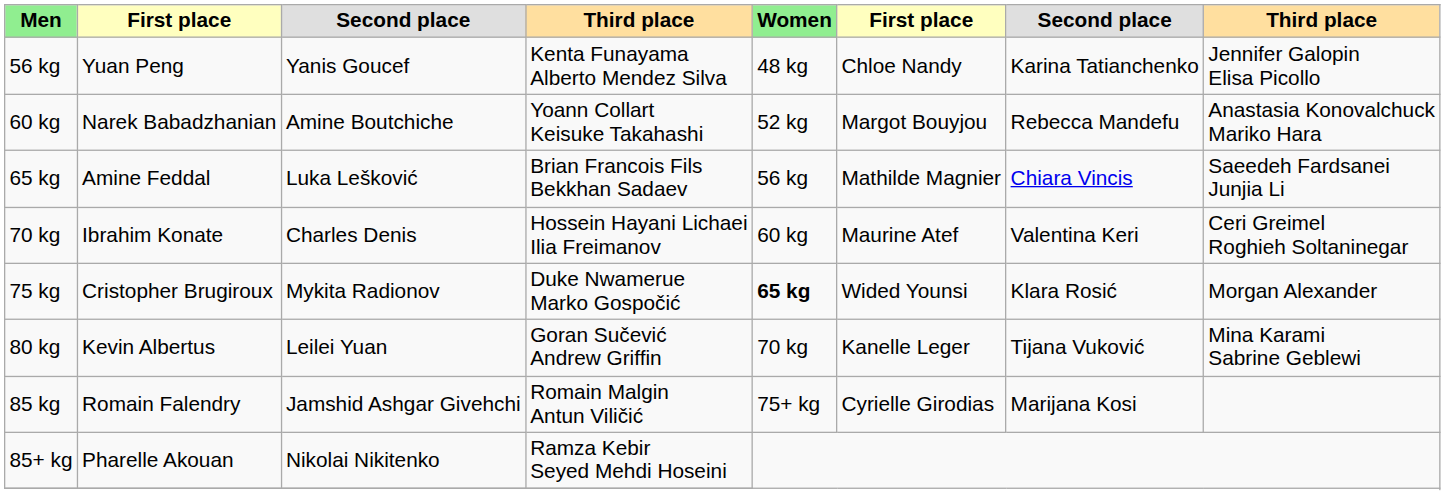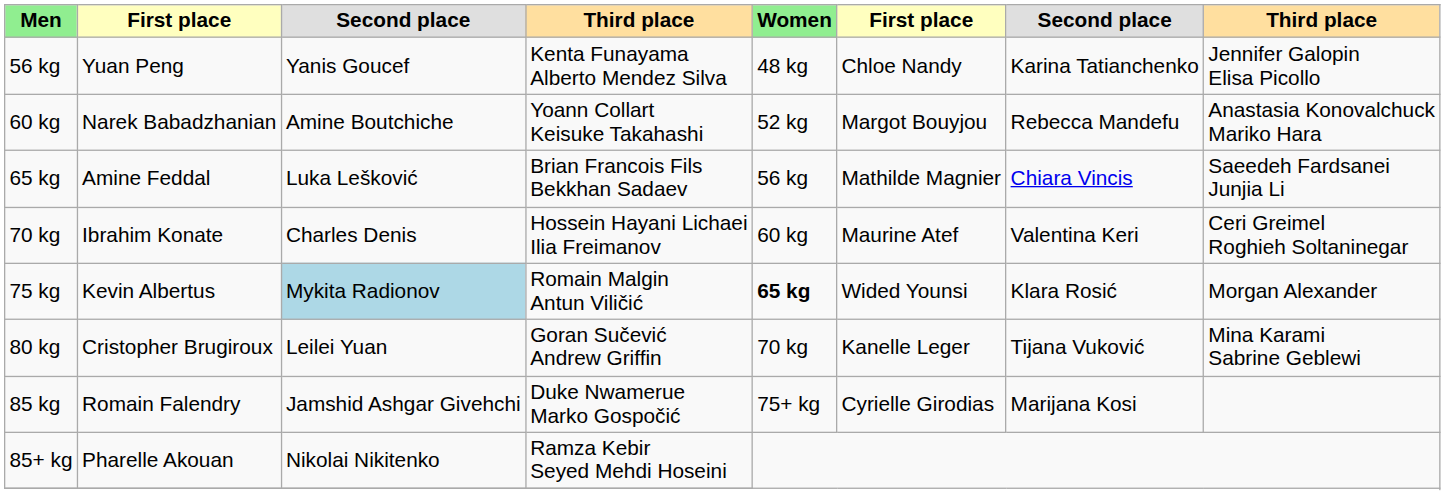(177, 291) Cristopher Brugiroux -> (149, 291) Kevin Albertus
(363, 291) no background -> (363, 291) lightblue background
(608, 291) Duke Nwamerue Marko Gospočić -> (600, 291) Romain Malgin Antun Viličić
(149, 347) Kevin Albertus -> (177, 347) Cristopher Brugiroux
(600, 404) Romain Malgin Antun Viličić -> (608, 404) Duke Nwamerue Marko Gospočić
